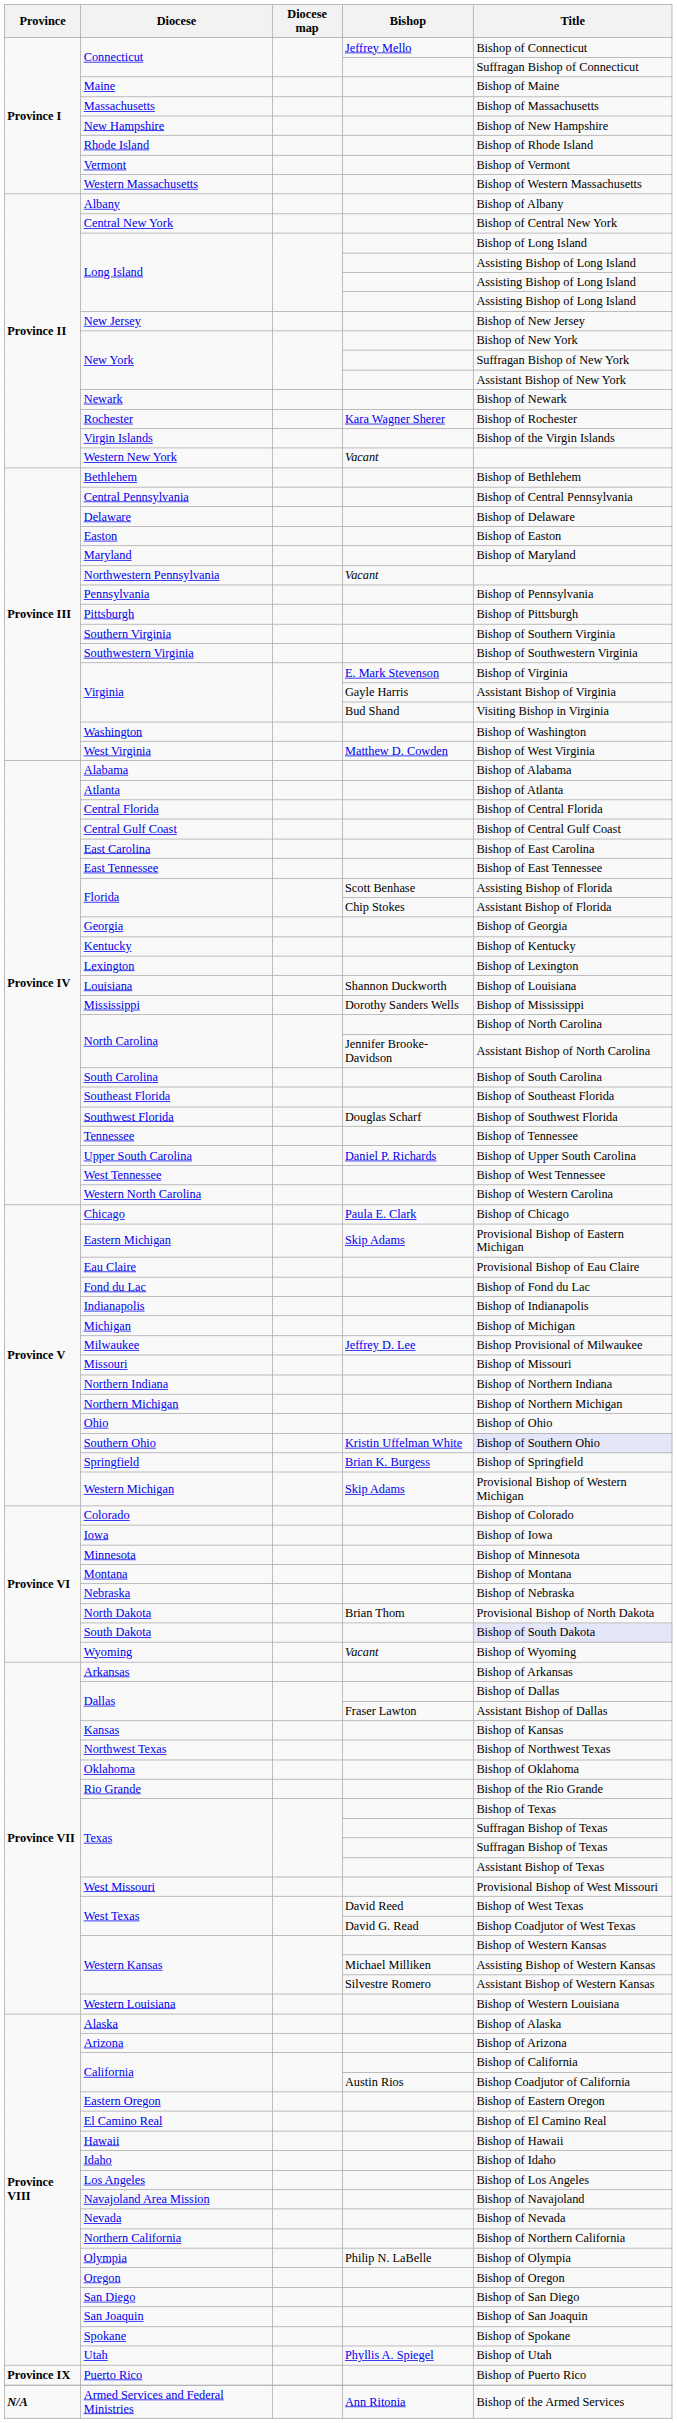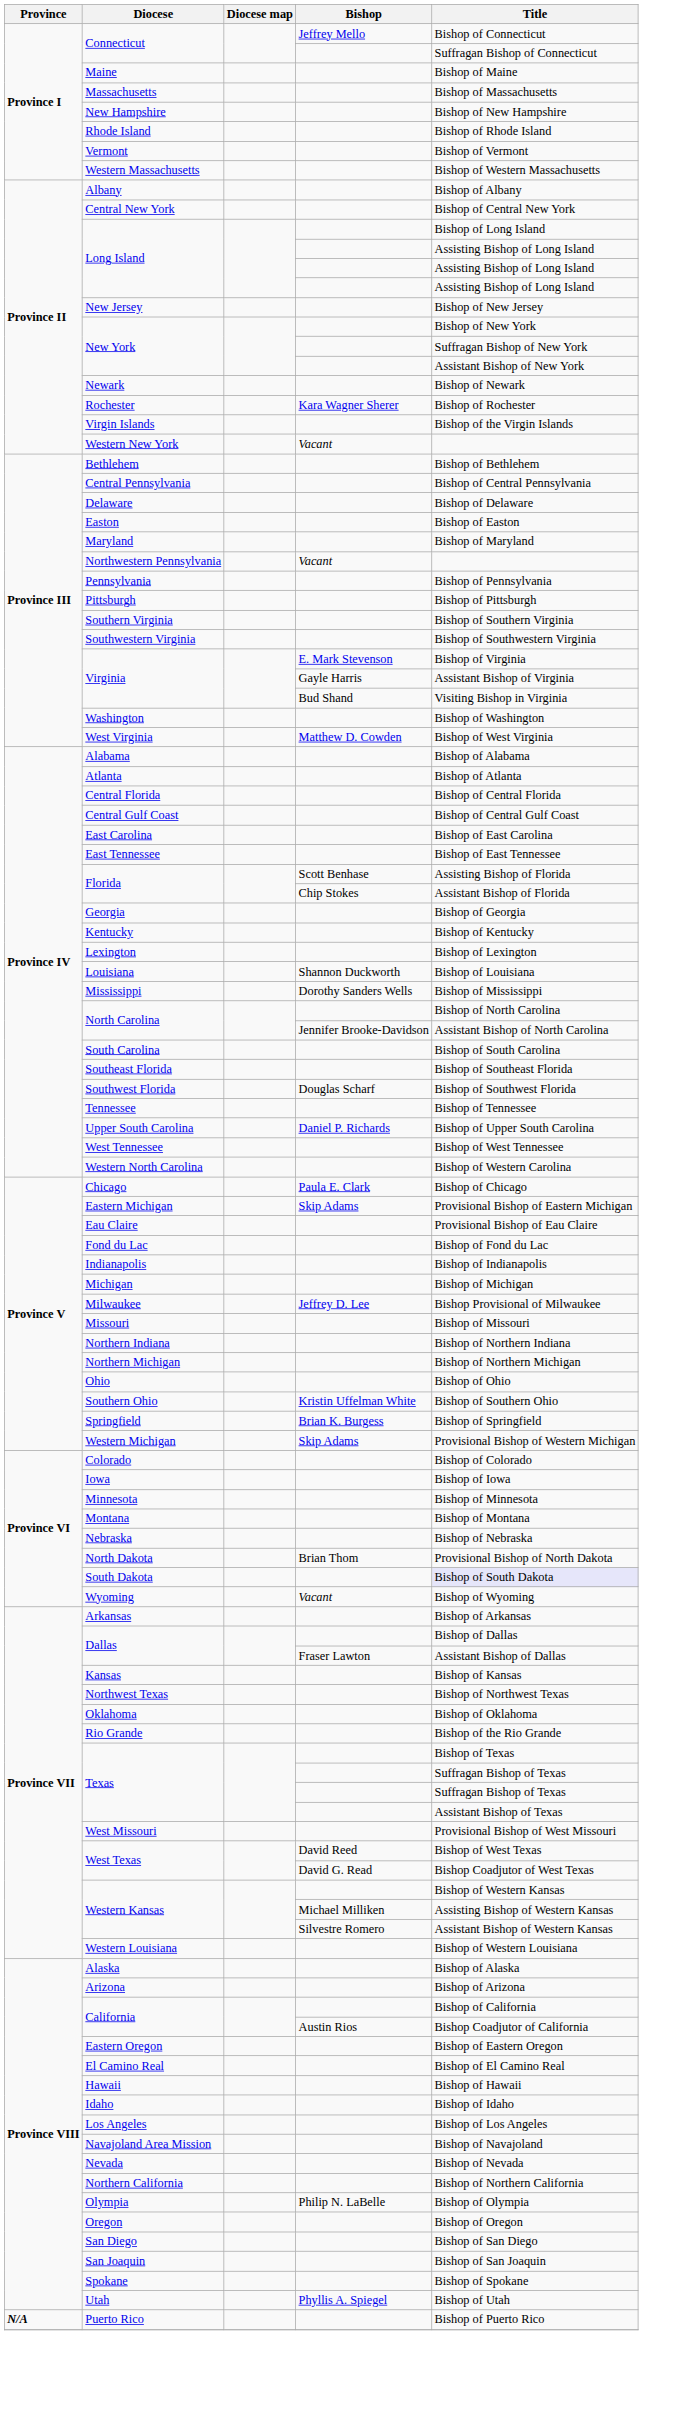(538, 1443) lavender background -> (496, 1401) no background
(39, 2375) Province IX -> (17, 2319) N/A
- row: (154, 2401)
